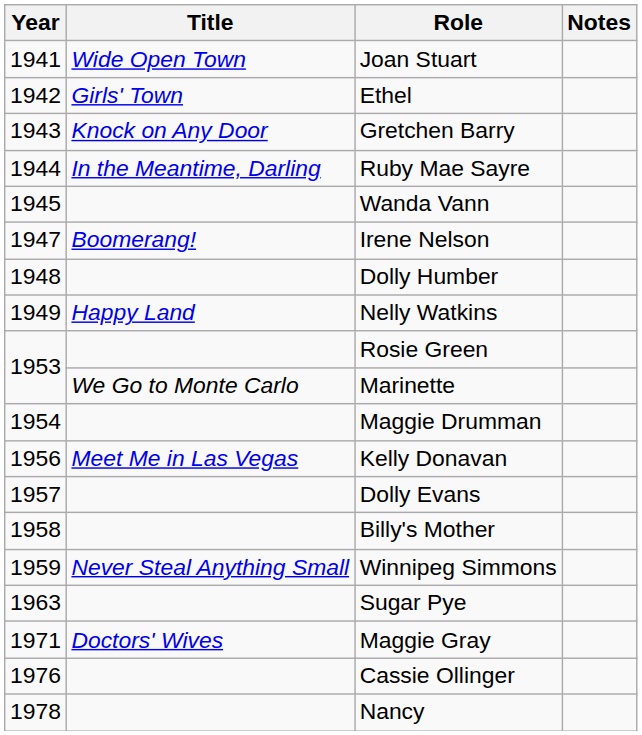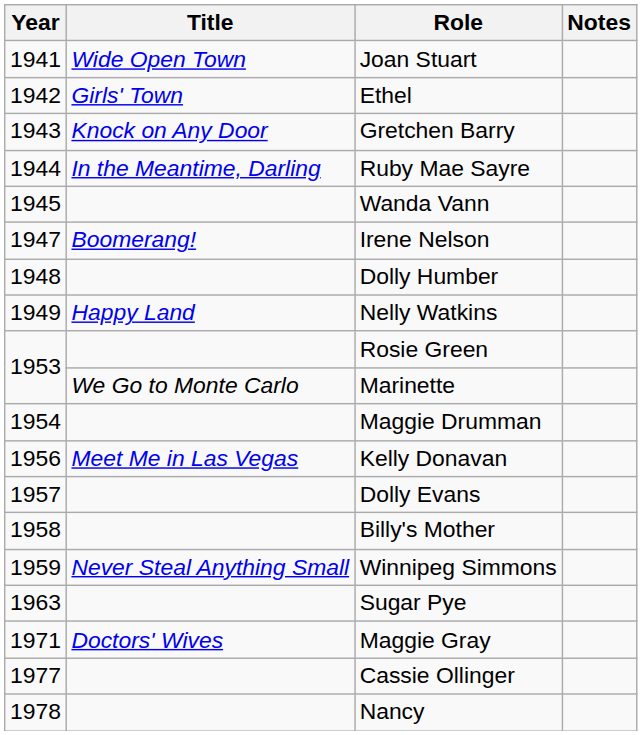(35, 675) 1976 -> (35, 675) 1977
